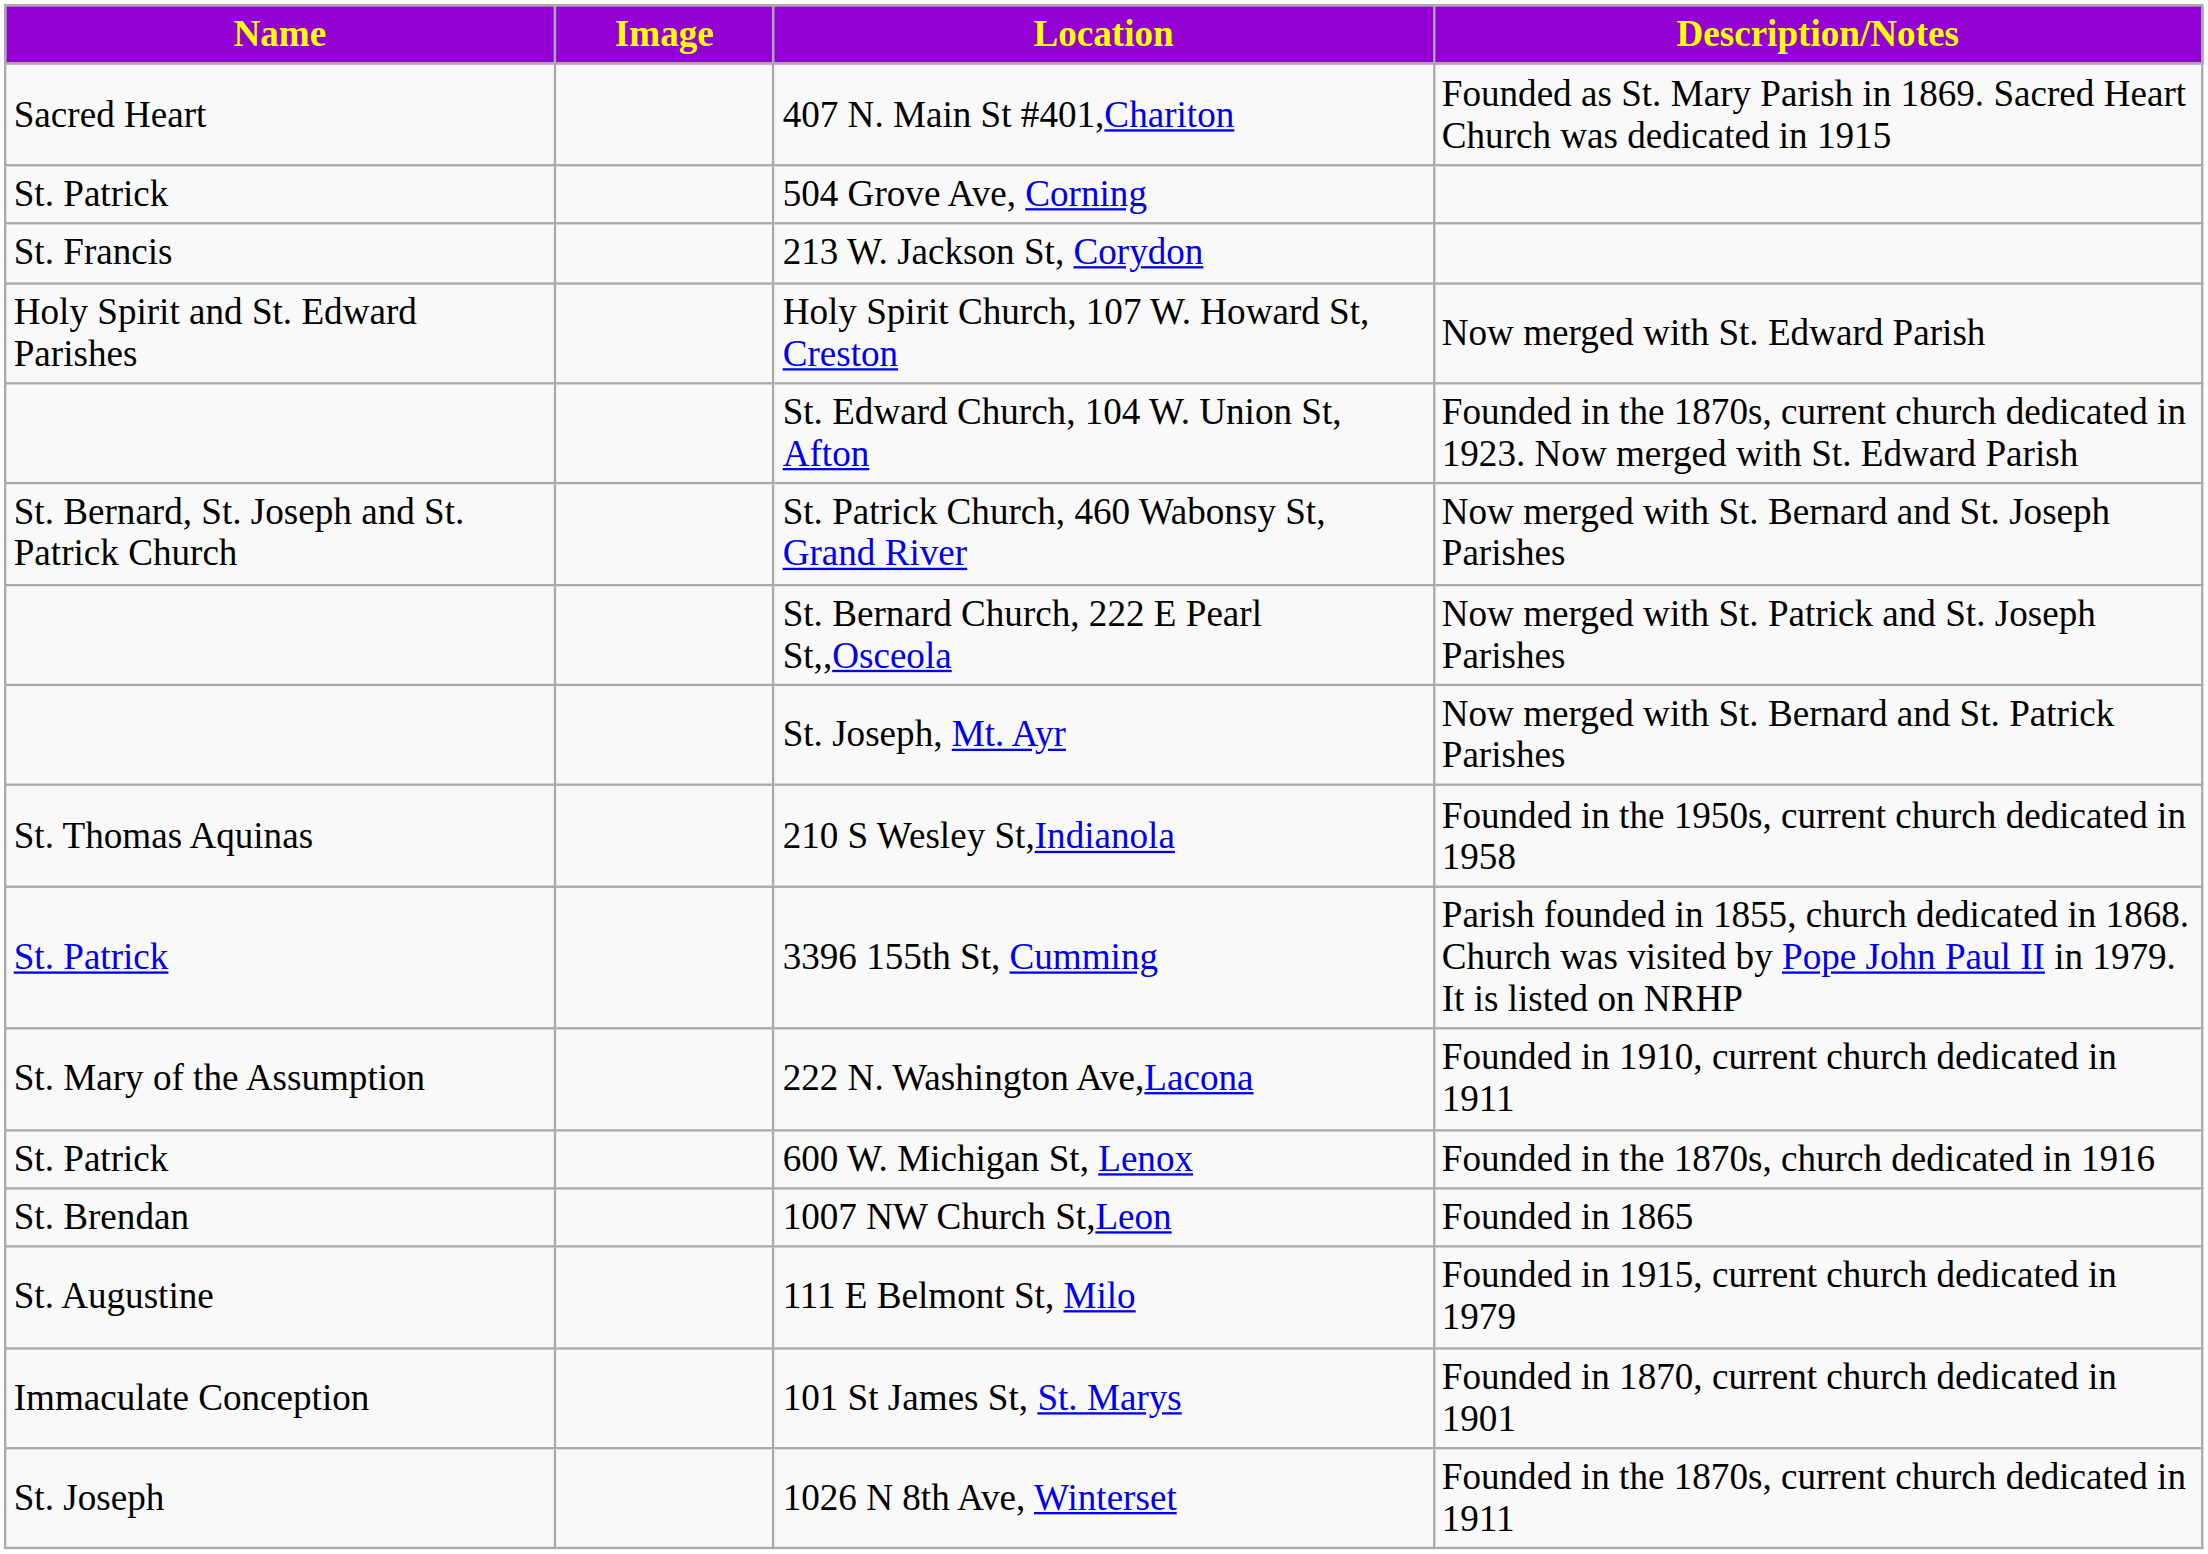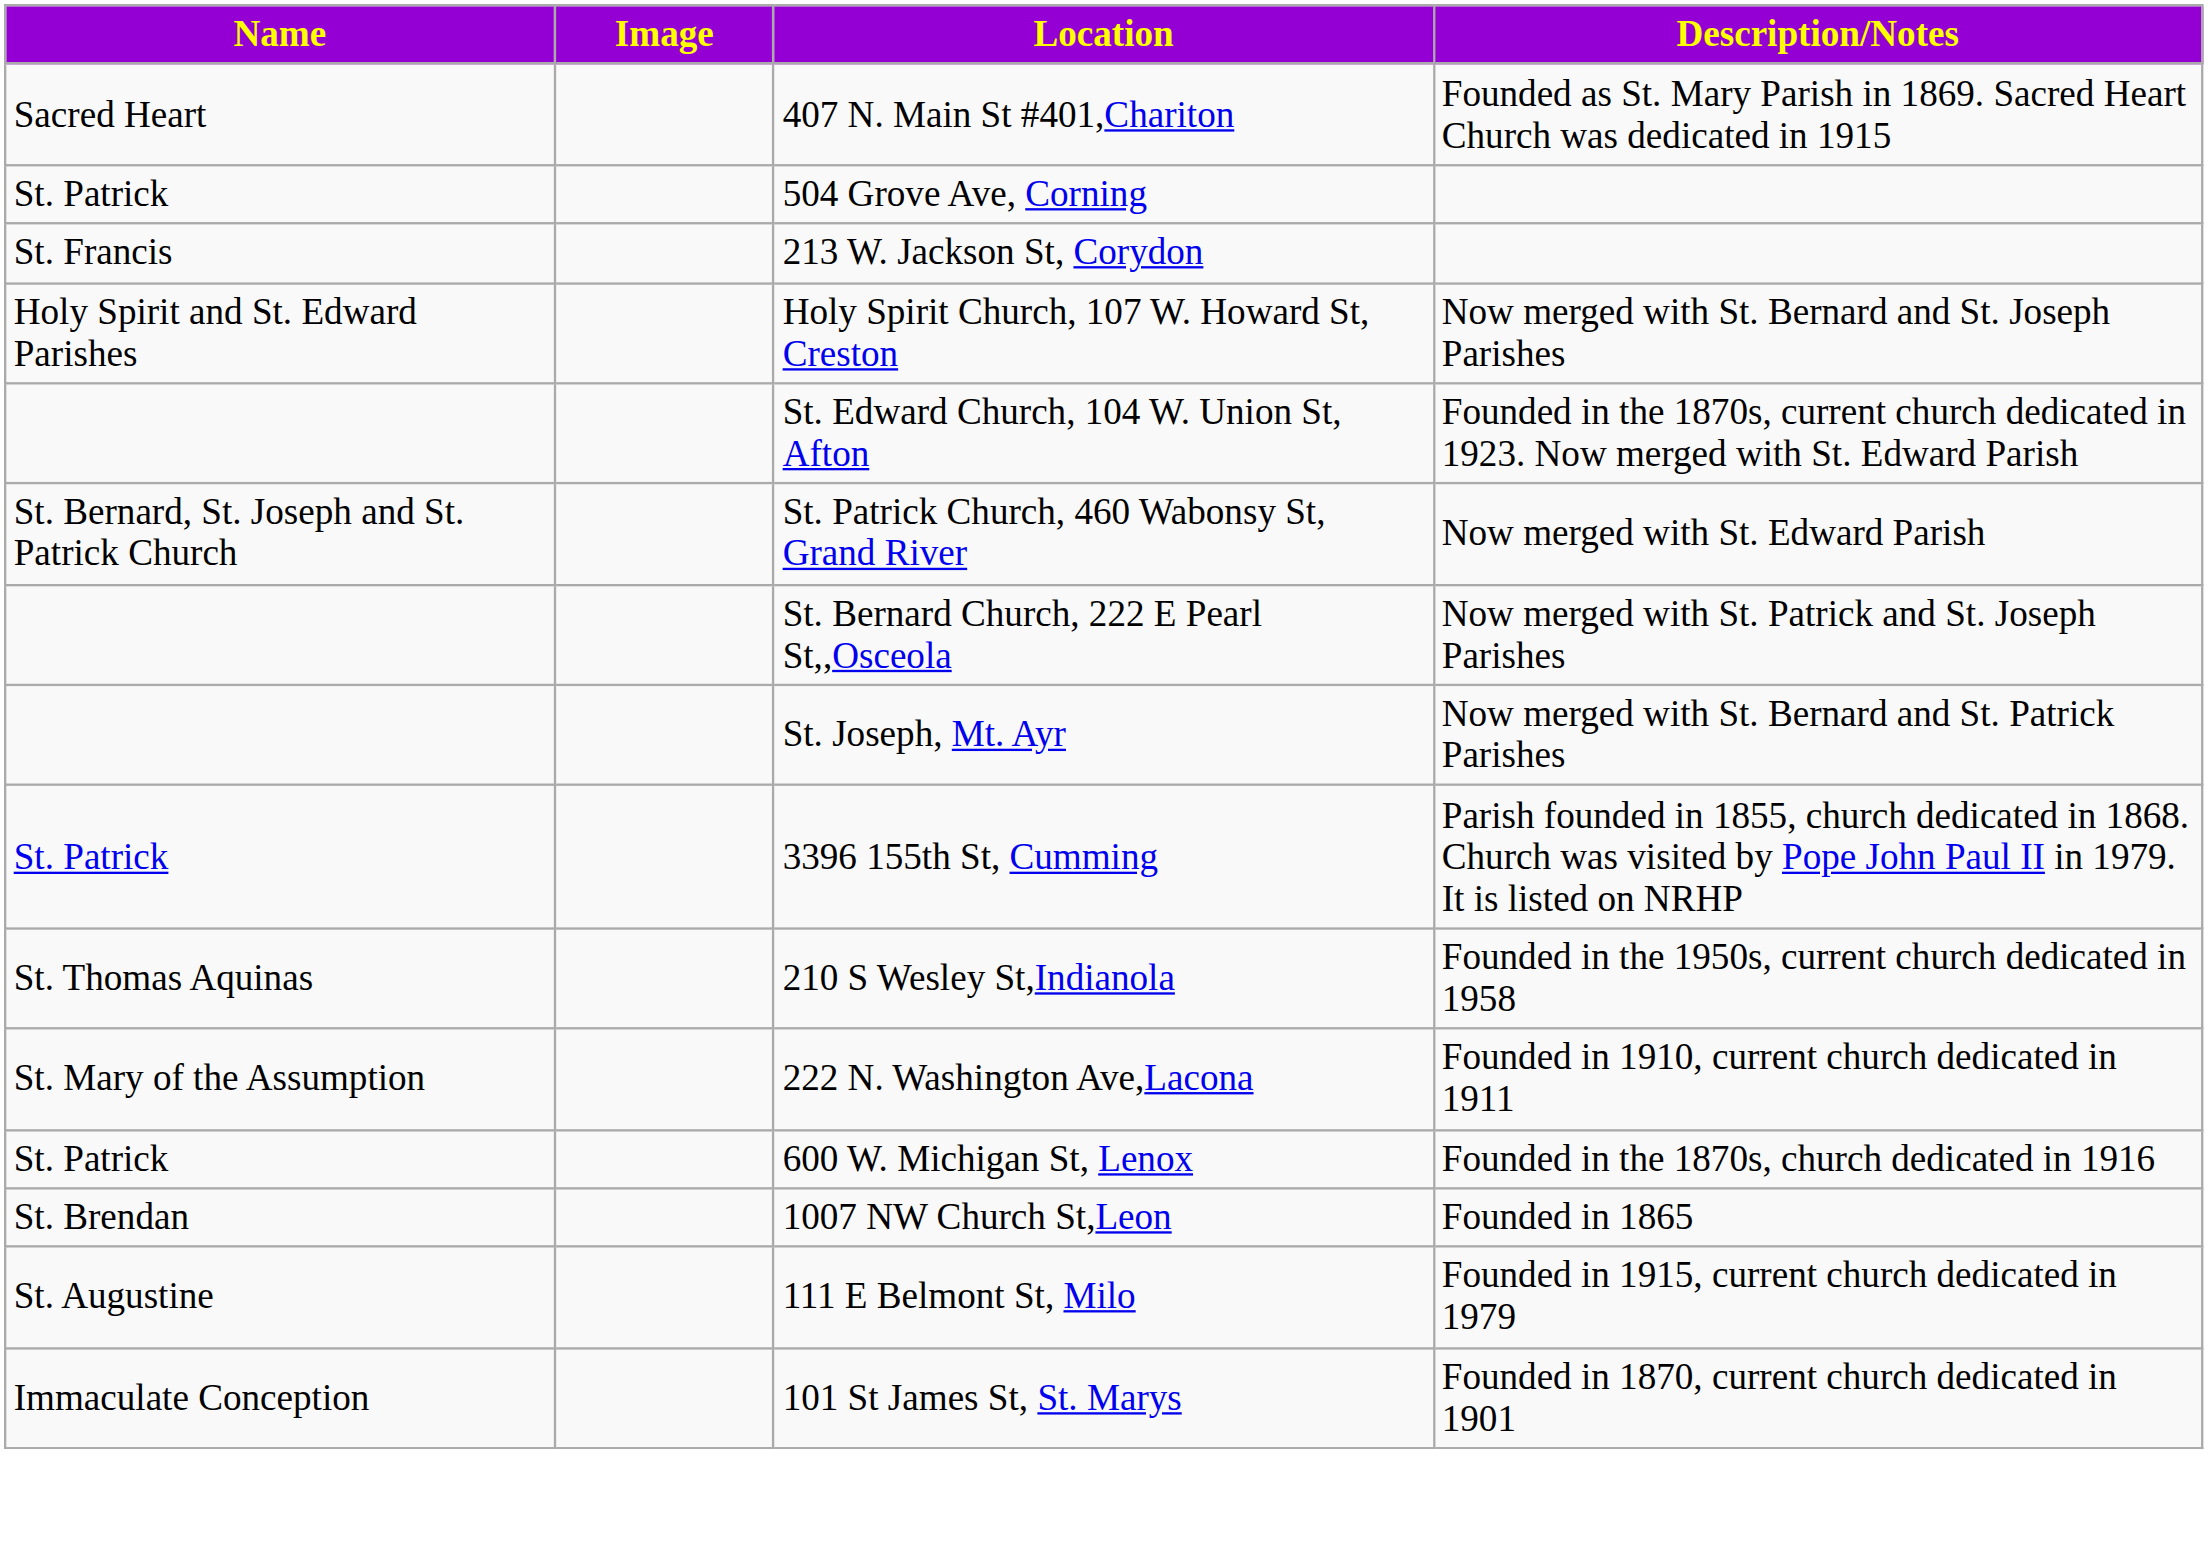(1714, 332) Now merged with St. Edward Parish -> (1776, 332) Now merged with St. Bernard and St. Joseph Parishes
(1776, 533) Now merged with St. Bernard and St. Joseph Parishes -> (1714, 533) Now merged with St. Edward Parish
rows swapped: (979, 835) <-> (970, 956)
- row: (980, 1497)
